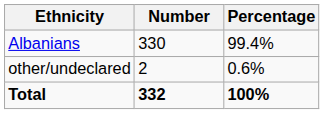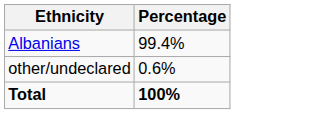- column: (179, 17)
